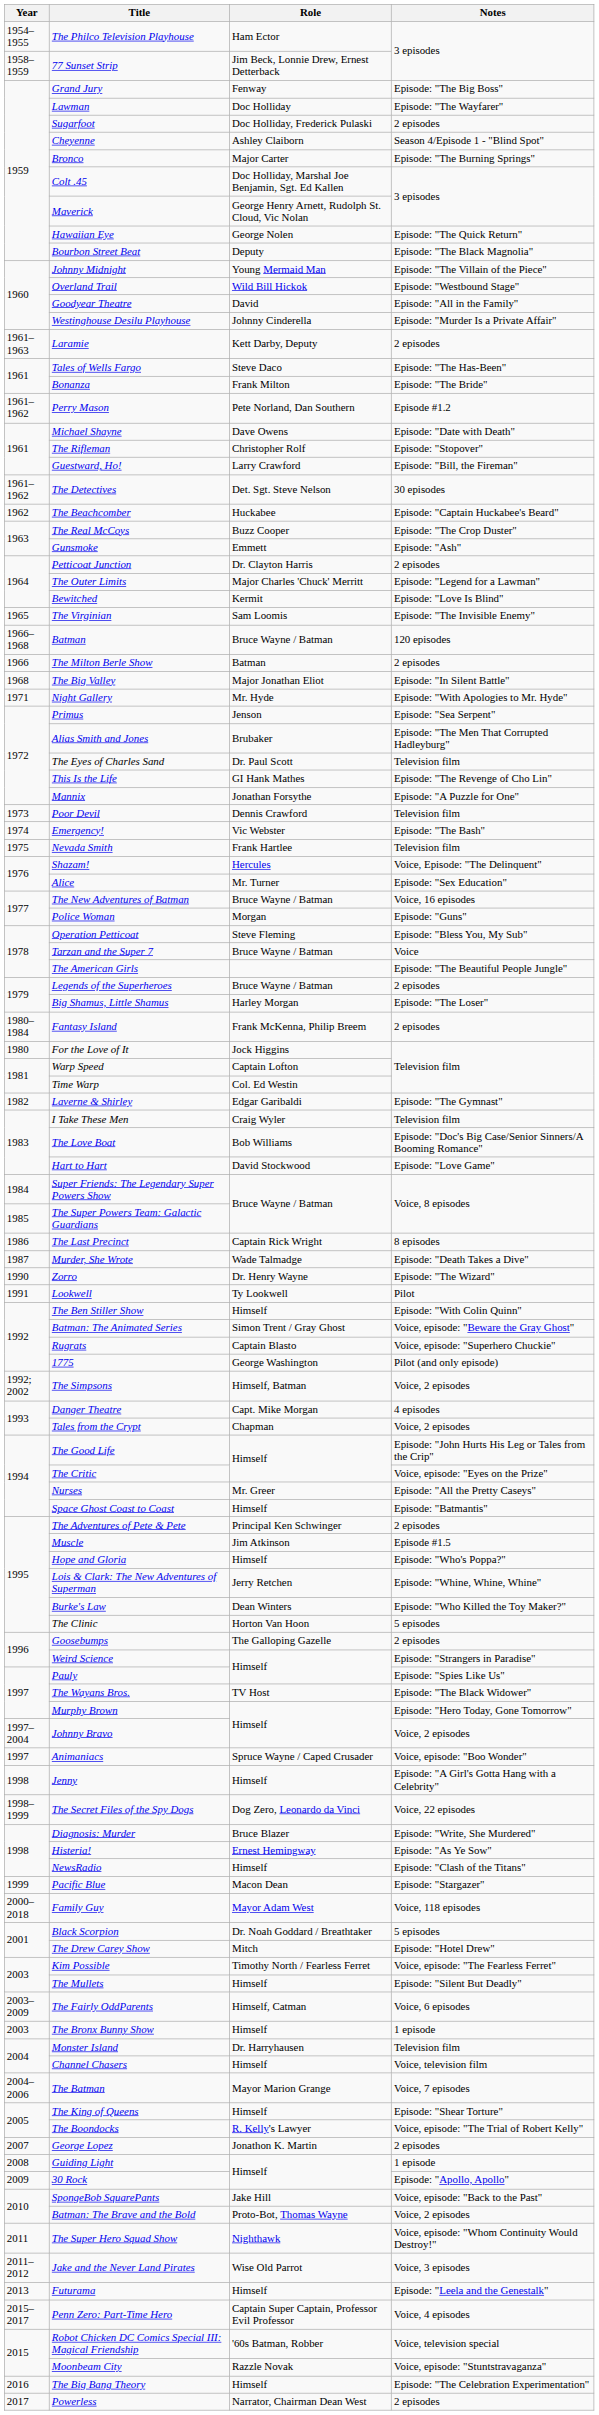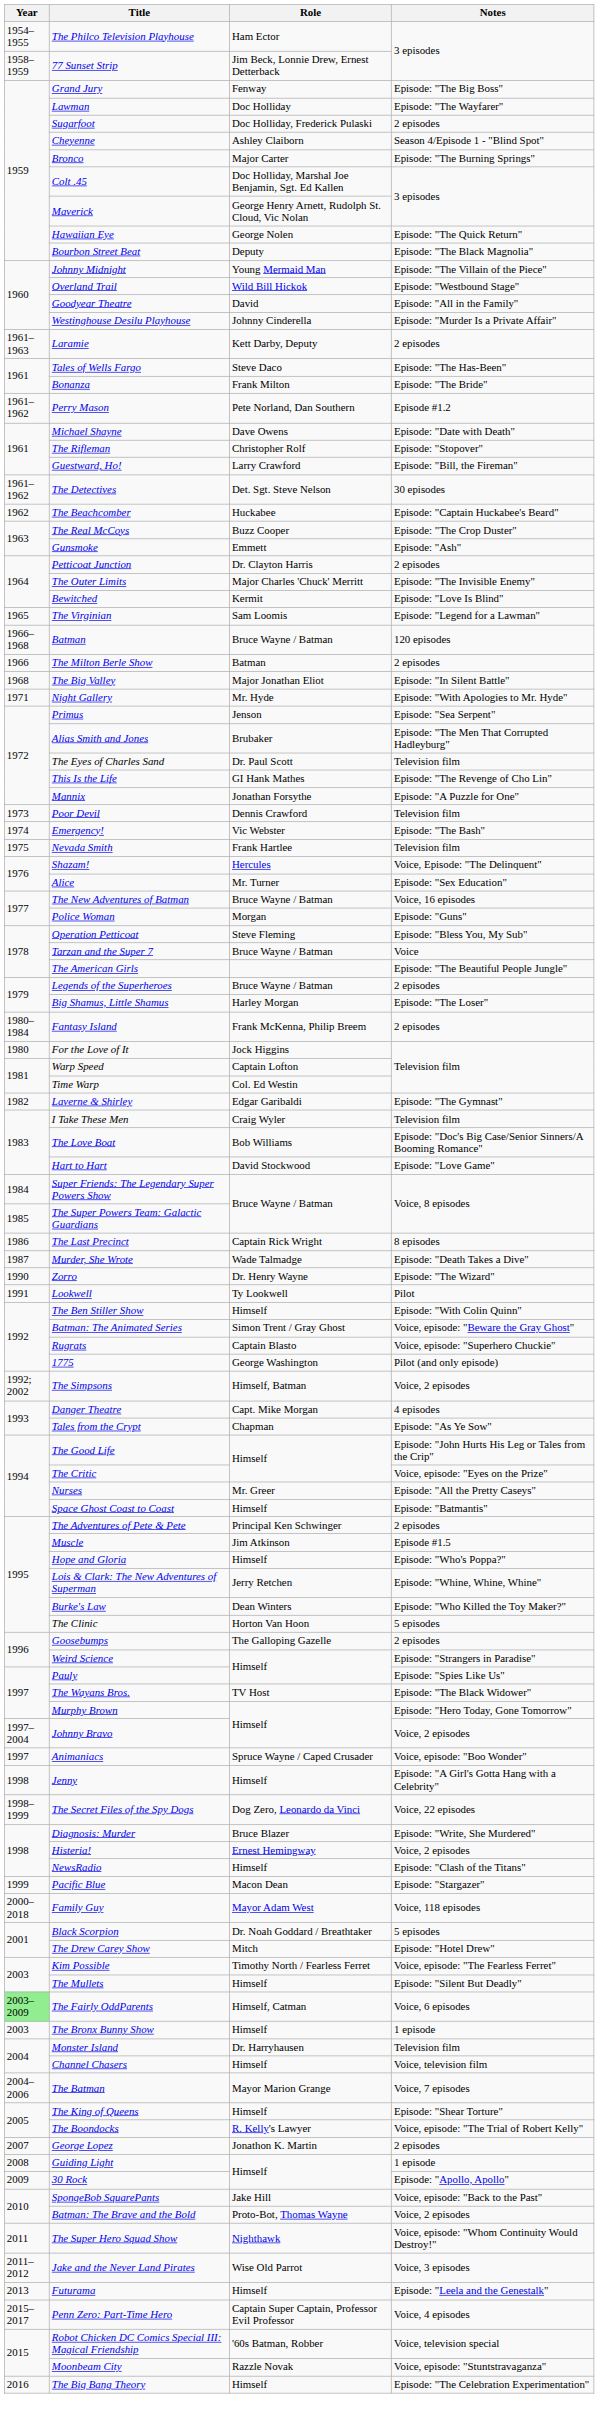(467, 581) Episode: "Legend for a Lawman" -> (464, 581) Episode: "The Invisible Enemy"
(464, 616) Episode: "The Invisible Enemy" -> (467, 616) Episode: "Legend for a Lawman"
(432, 1426) Voice, 2 episodes -> (443, 1426) Episode: "As Ye Sow"
(443, 1850) Episode: "As Ye Sow" -> (432, 1850) Voice, 2 episodes
(20, 2006) no background -> (20, 2006) lightgreen background
- row: (74, 2401)
